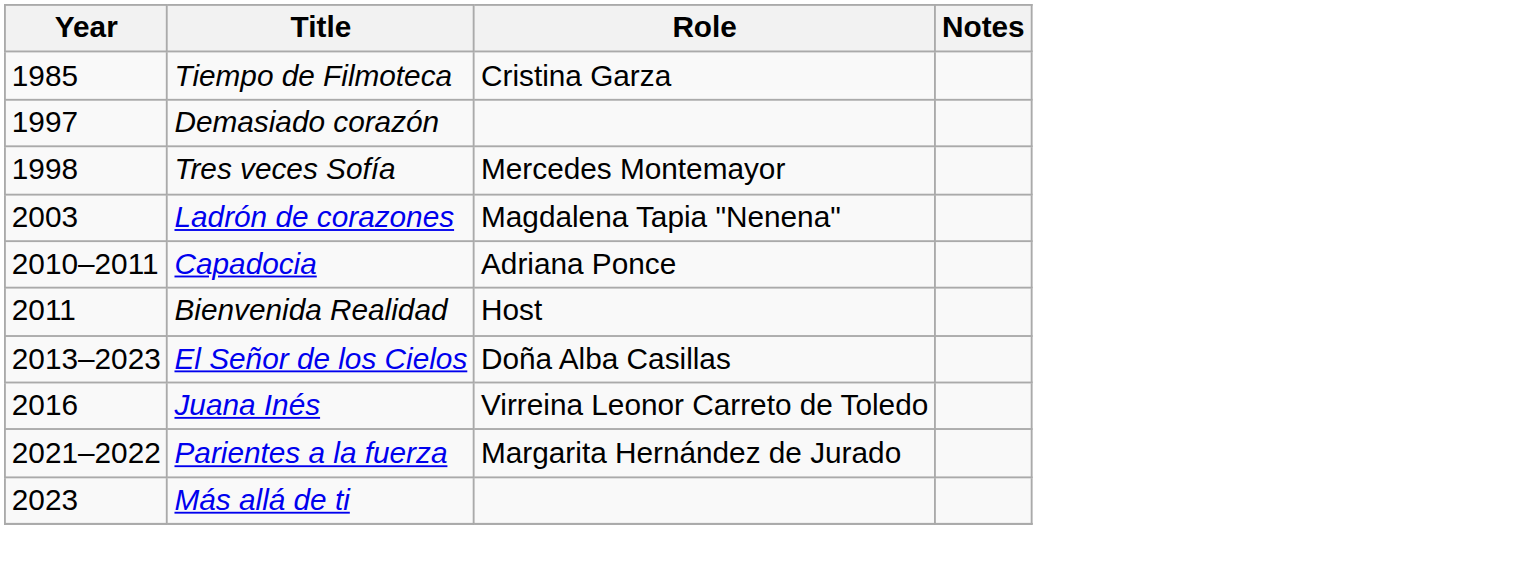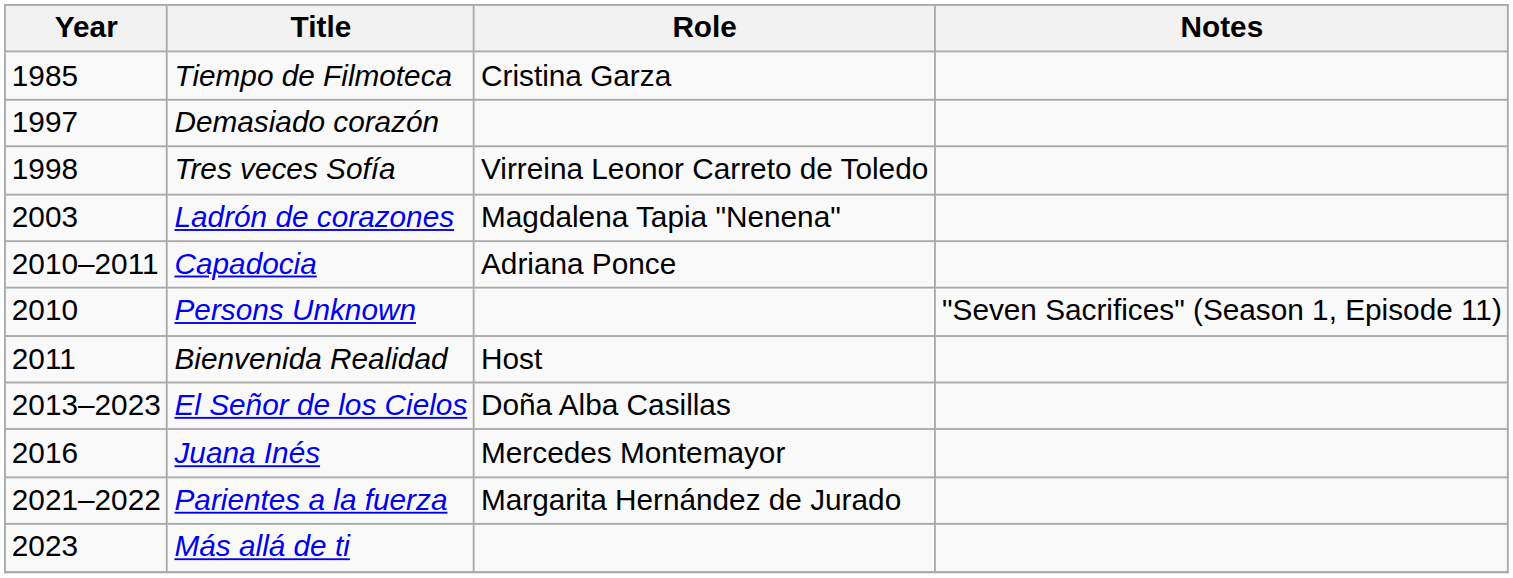(633, 169) Mercedes Montemayor -> (705, 169) Virreina Leonor Carreto de Toledo
+ row: (295, 311)
(705, 405) Virreina Leonor Carreto de Toledo -> (633, 452) Mercedes Montemayor
